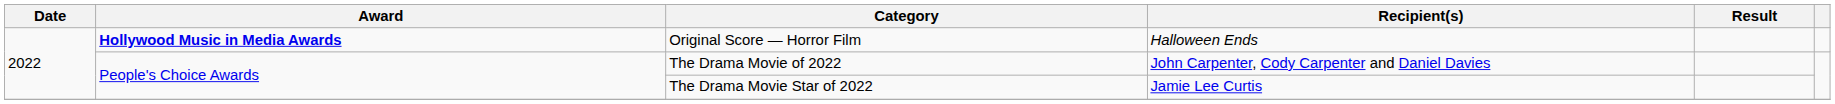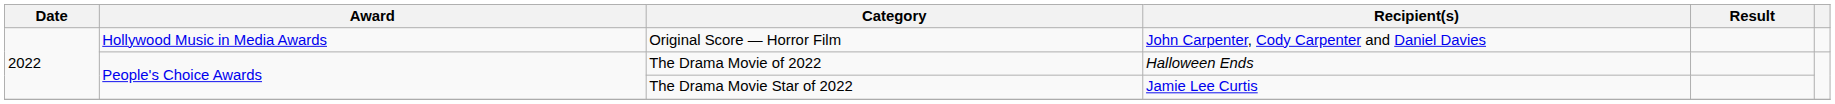(220, 39) bold -> (215, 39) normal
(1204, 39) Halloween Ends -> (1316, 39) John Carpenter, Cody Carpenter and Daniel Davies
(1320, 63) John Carpenter, Cody Carpenter and Daniel Davies -> (1200, 63) Halloween Ends
